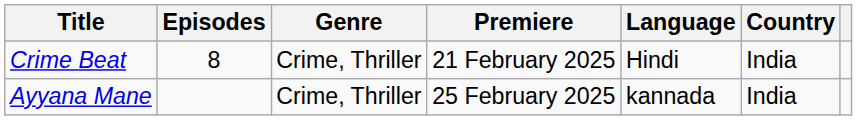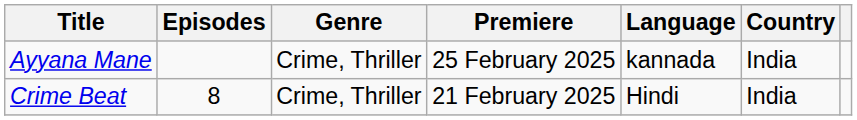rows swapped: (68, 59) <-> (81, 96)
